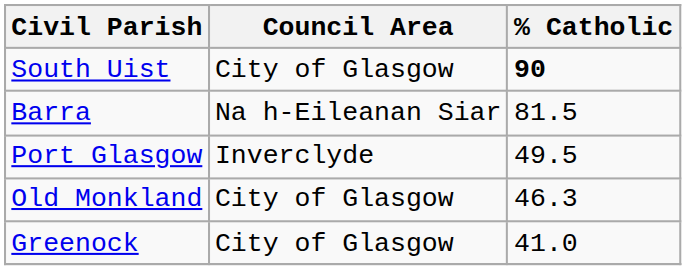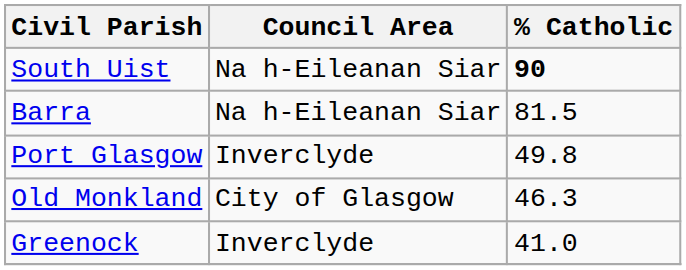(334, 70) City of Glasgow -> (358, 70) Na h-Eileanan Siar
(546, 156) 49.5 -> (546, 156) 49.8
(334, 243) City of Glasgow -> (295, 243) Inverclyde
